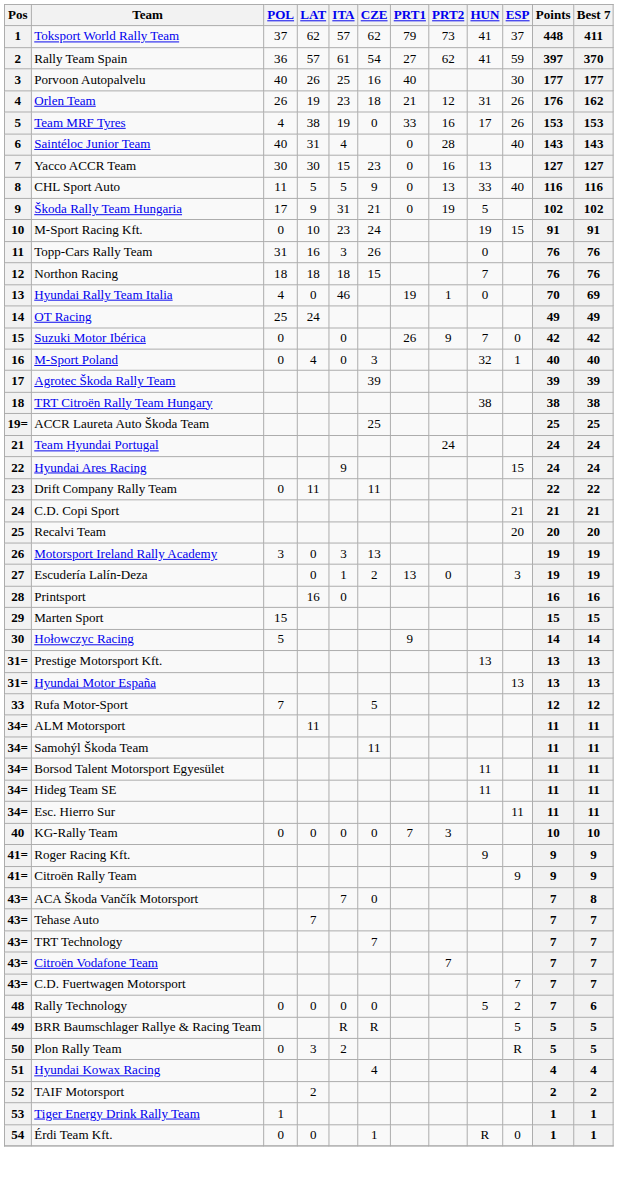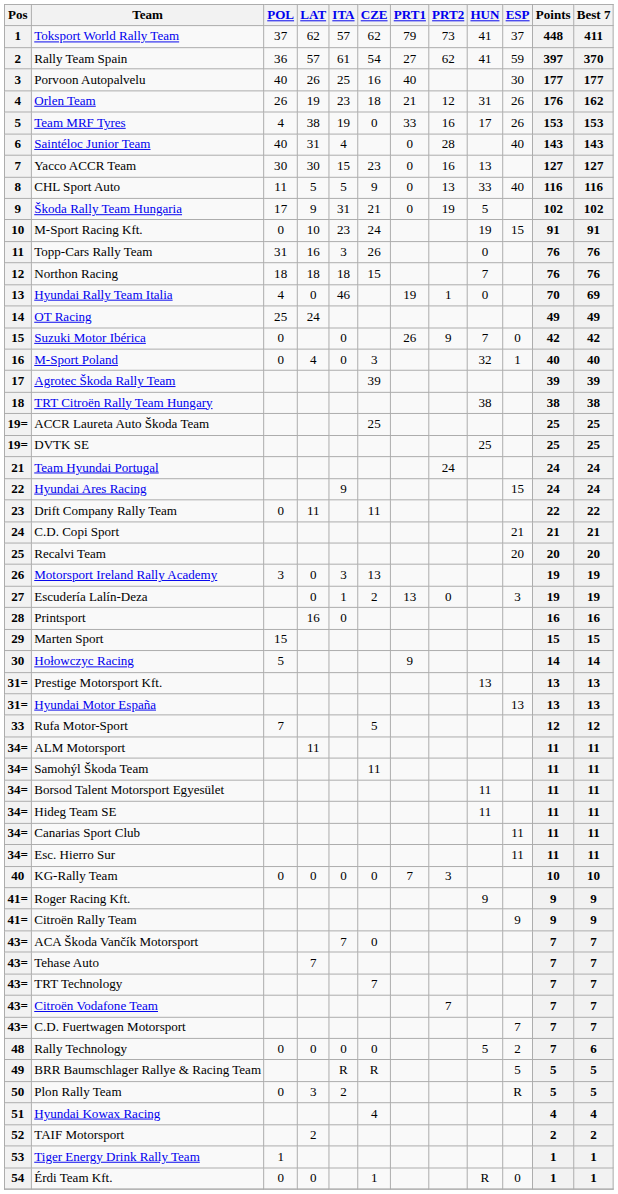+ row: (62, 445)
+ row: (87, 833)
(594, 898) 8 -> (594, 941) 7
